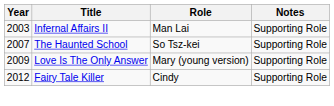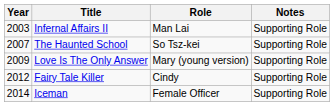+ row: (51, 93)
